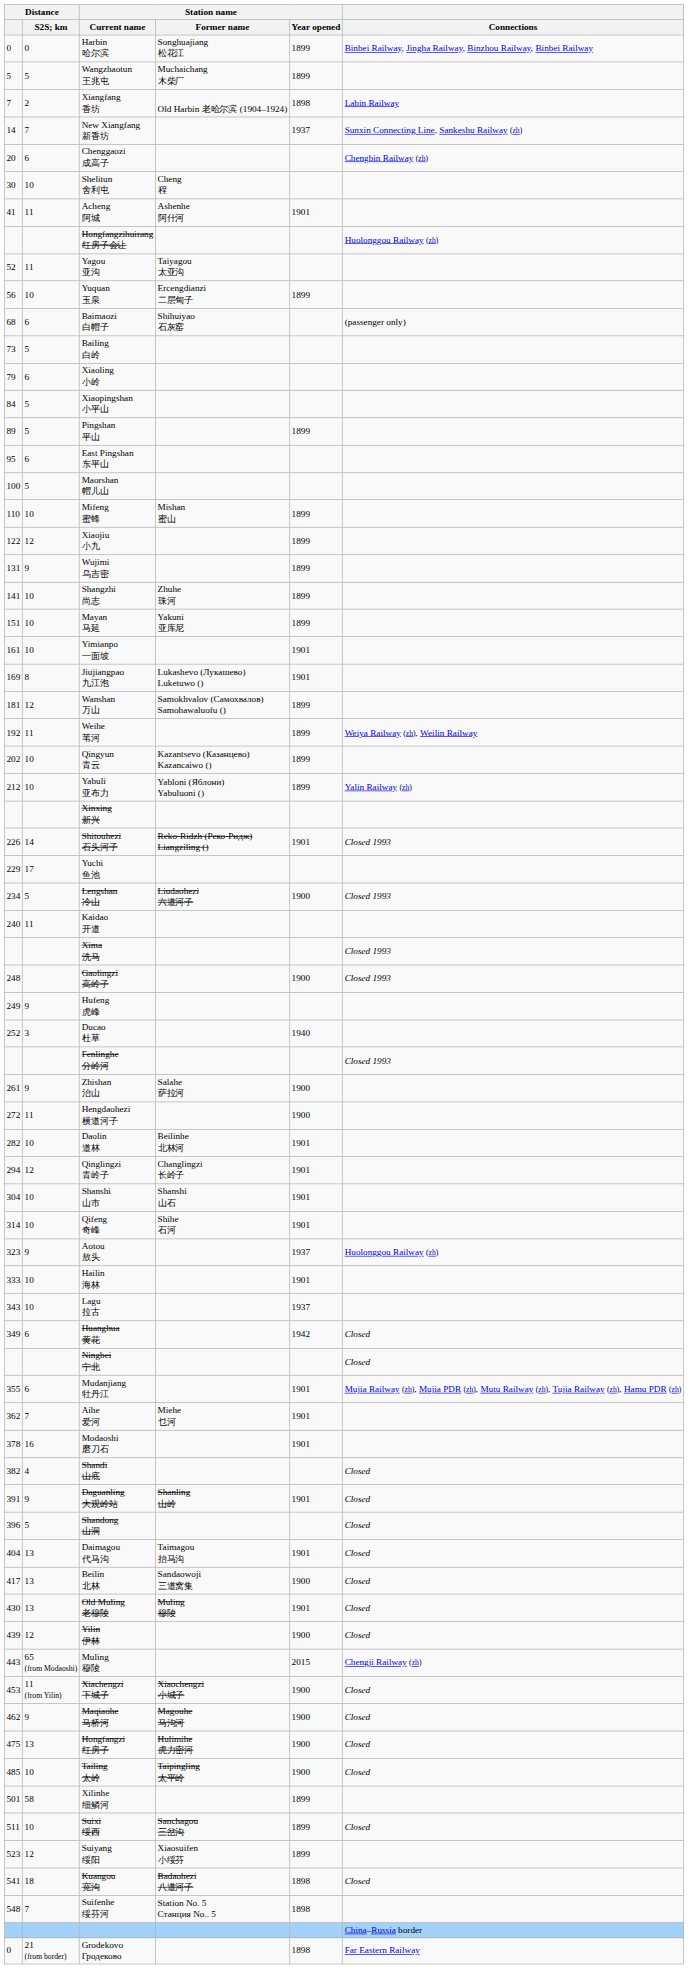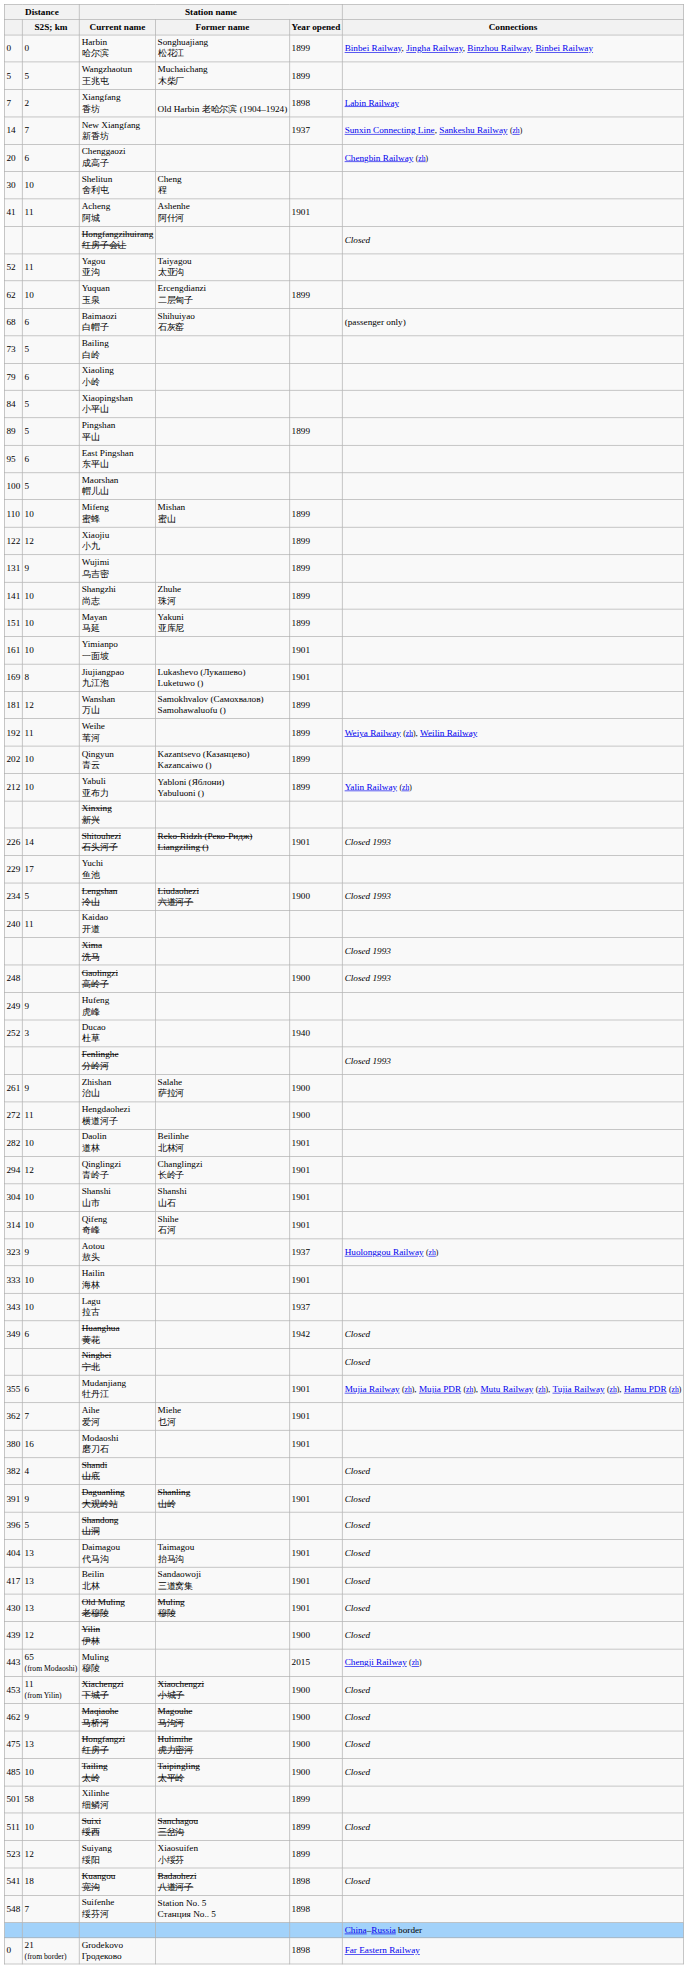(391, 240) Huolonggou Railway (zh) -> (357, 240) Closed
(11, 295) 56 -> (11, 295) 62
(13, 1444) 378 -> (13, 1444) 380
(301, 1581) 1900 -> (301, 1581) 1901
